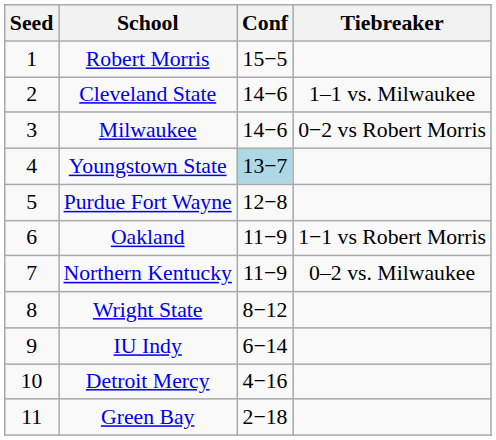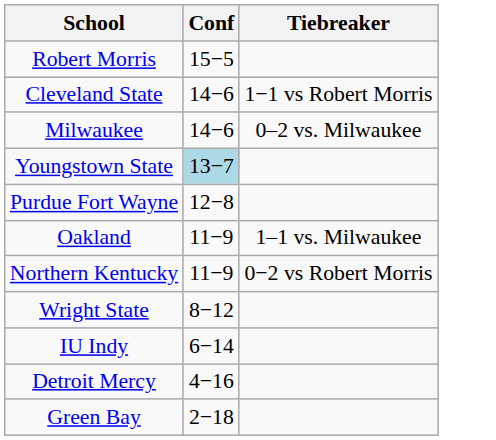- column: (32, 22)
(392, 94) 1–1 vs. Milwaukee -> (338, 94) 1−1 vs Robert Morris
(392, 130) 0−2 vs Robert Morris -> (338, 130) 0–2 vs. Milwaukee
(392, 237) 1−1 vs Robert Morris -> (338, 237) 1–1 vs. Milwaukee
(392, 273) 0–2 vs. Milwaukee -> (338, 273) 0−2 vs Robert Morris
